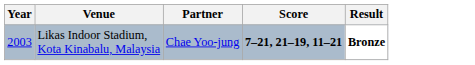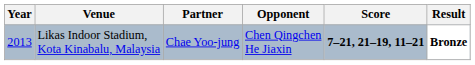+ column: (283, 14)
(20, 42) 2003 -> (20, 42) 2013
